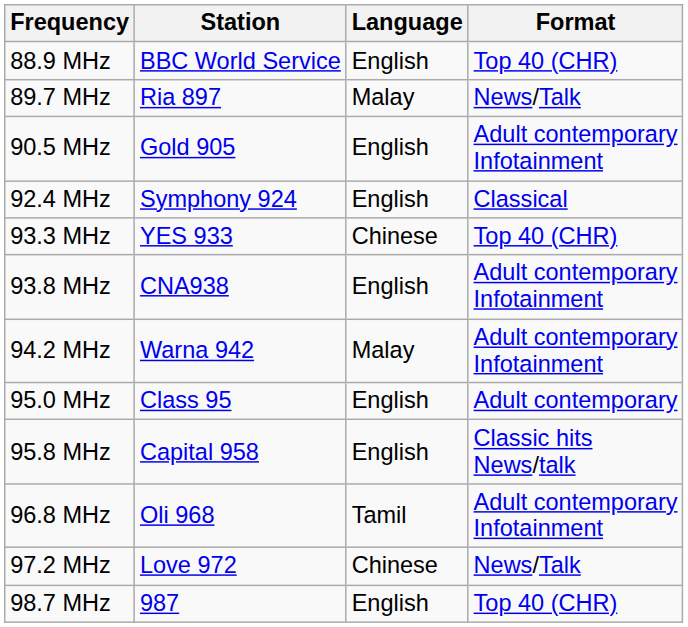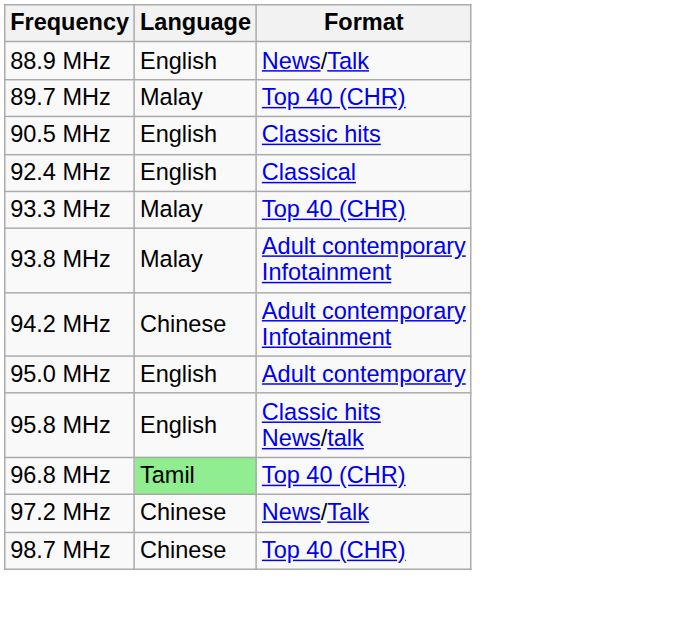- column: (240, 23)
(545, 60) Top 40 (CHR) -> (315, 60) News/Talk
(527, 97) News/Talk -> (334, 97) Top 40 (CHR)
(576, 148) Adult contemporary Infotainment -> (321, 135) Classic hits
(395, 236) Chinese -> (171, 209) Malay
(390, 286) English -> (171, 260) Malay
(383, 350) Malay -> (183, 323) Chinese
(379, 515) no background -> (167, 475) lightgreen background
(576, 515) Adult contemporary Infotainment -> (334, 475) Top 40 (CHR)
(390, 603) English -> (183, 550) Chinese
